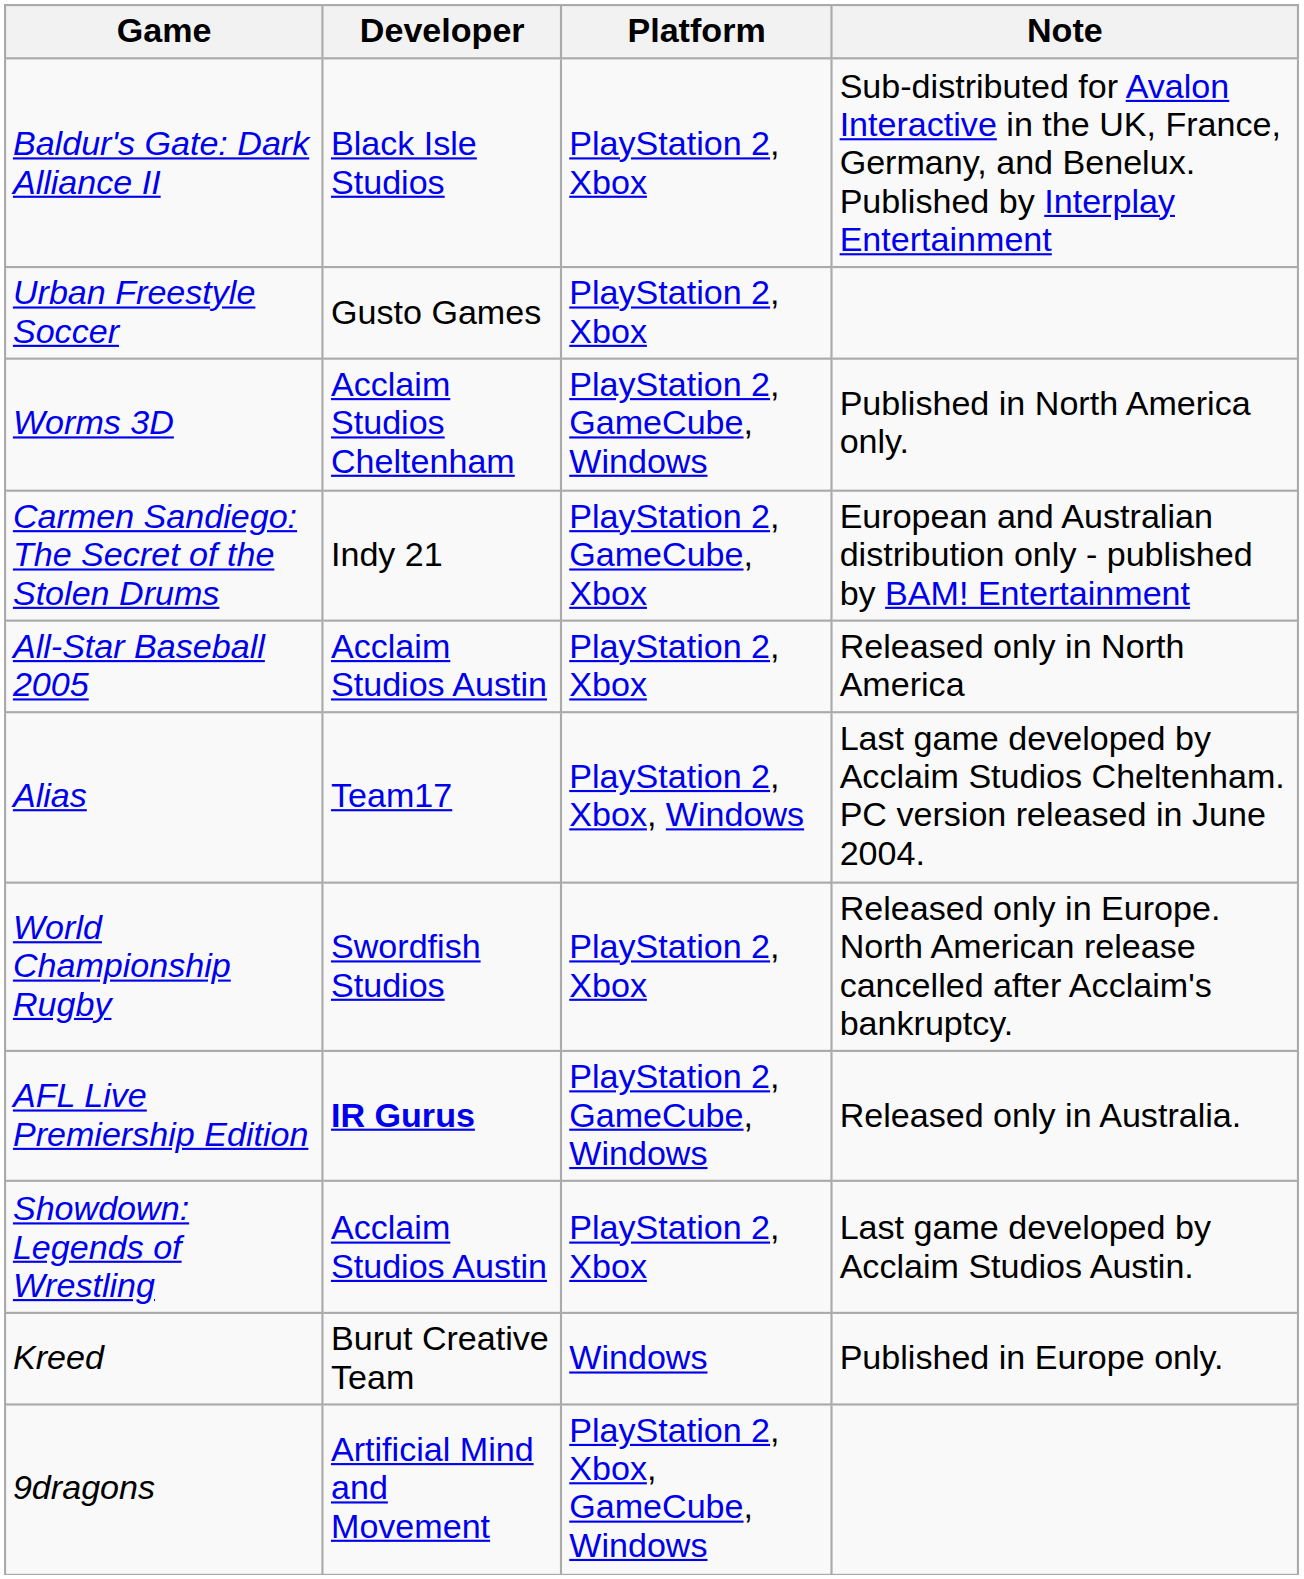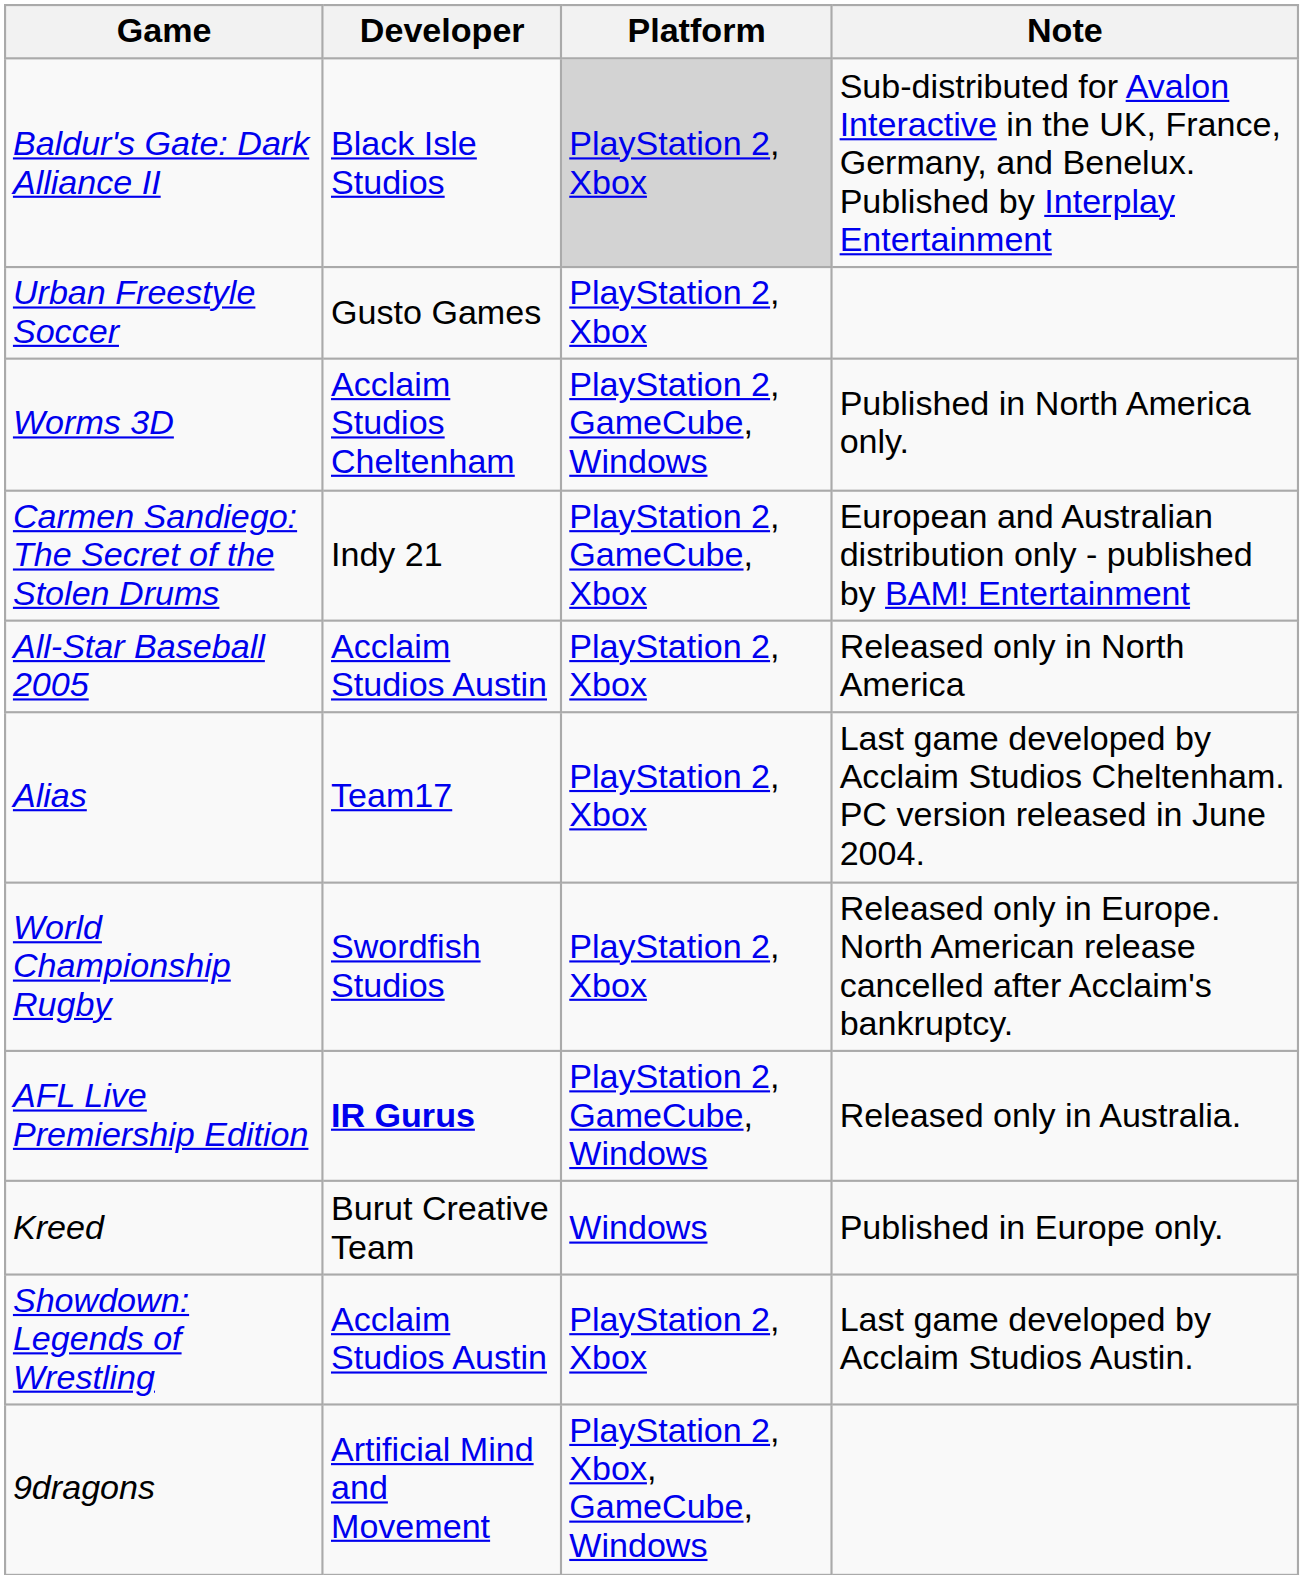(674, 162) no background -> (674, 162) lightgrey background
(687, 796) PlayStation 2, Xbox, Windows -> (674, 796) PlayStation 2, Xbox
rows swapped: (101, 1246) <-> (58, 1357)
